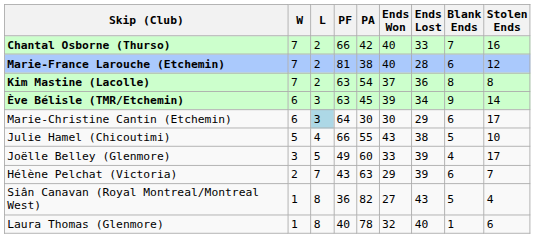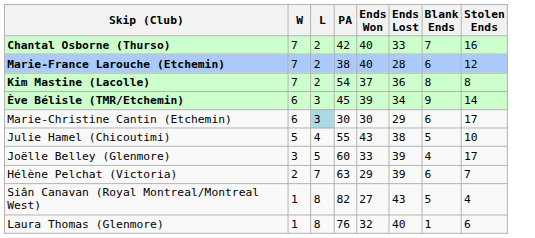- column: (345, 20)
(366, 224) 78 -> (343, 224) 76
